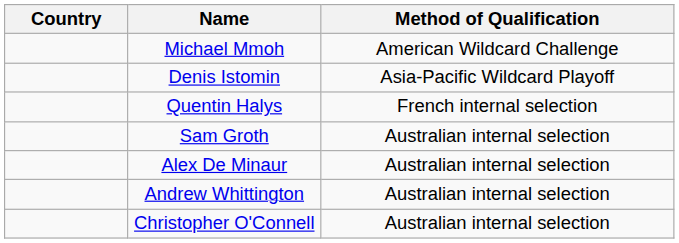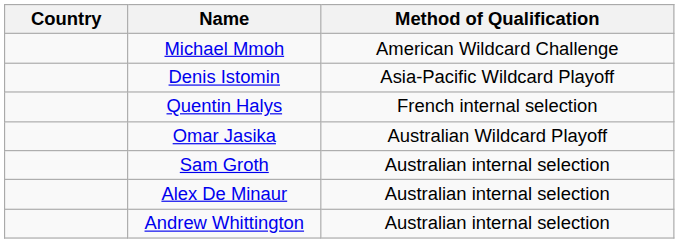+ row: (224, 135)
- row: (224, 223)
